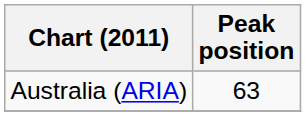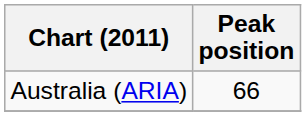(246, 90) 63 -> (246, 90) 66
